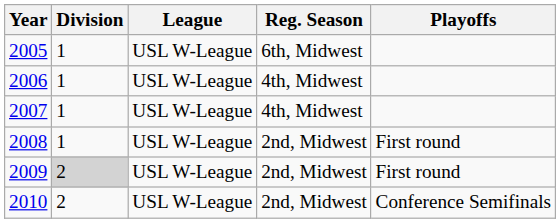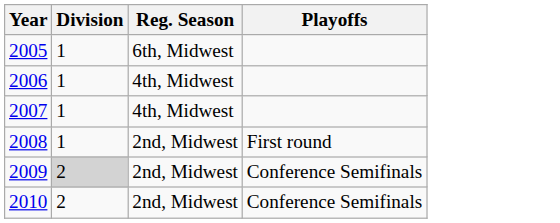- column: (192, 19)
(418, 171) First round -> (334, 171) Conference Semifinals
